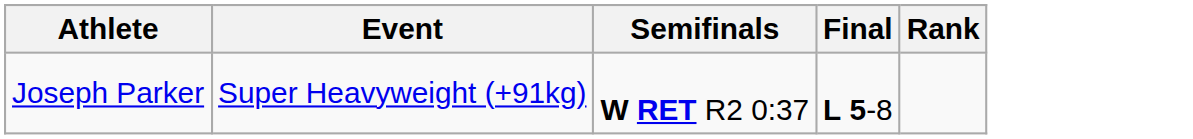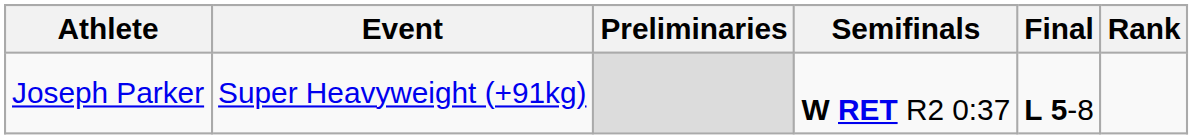+ column: (694, 29)
